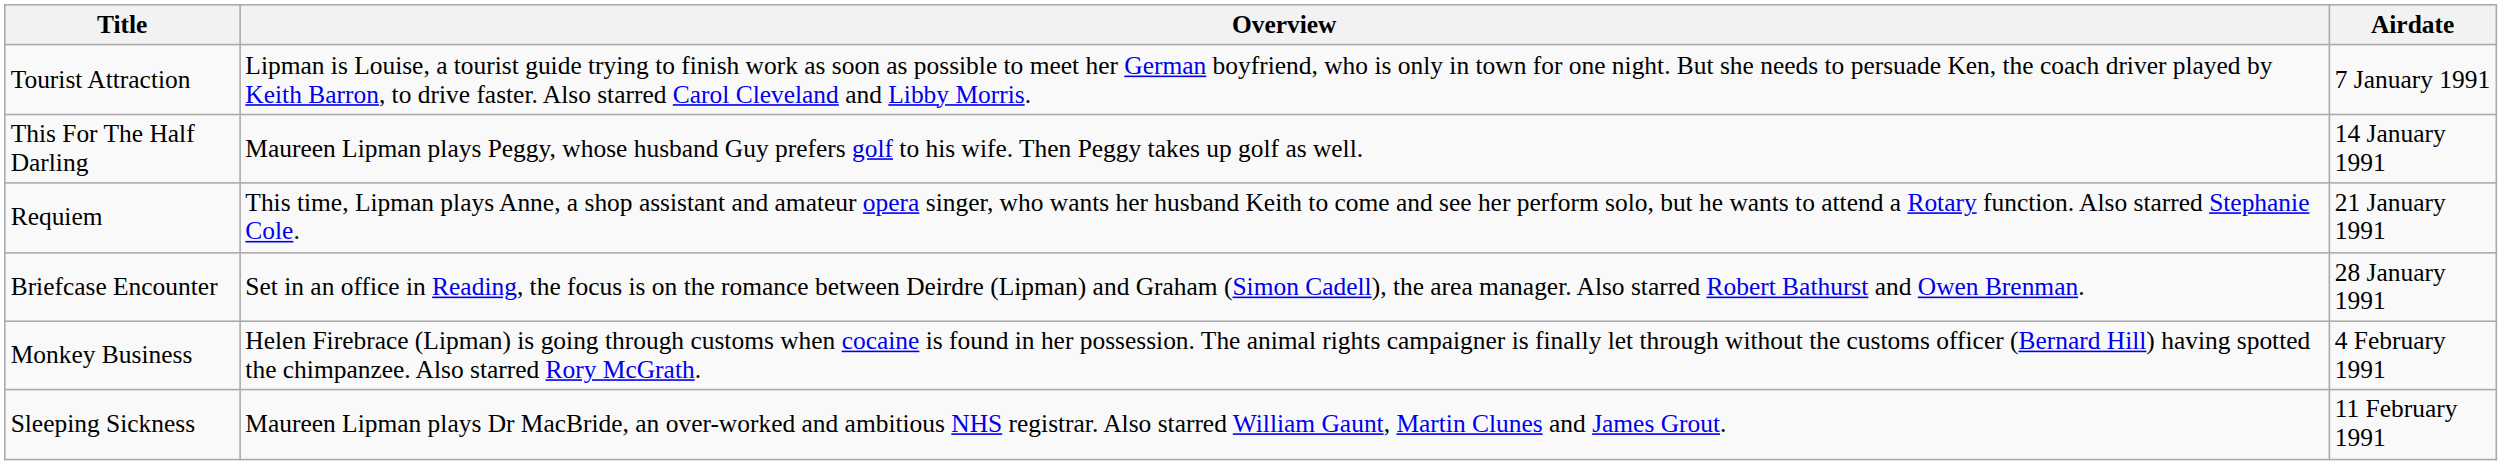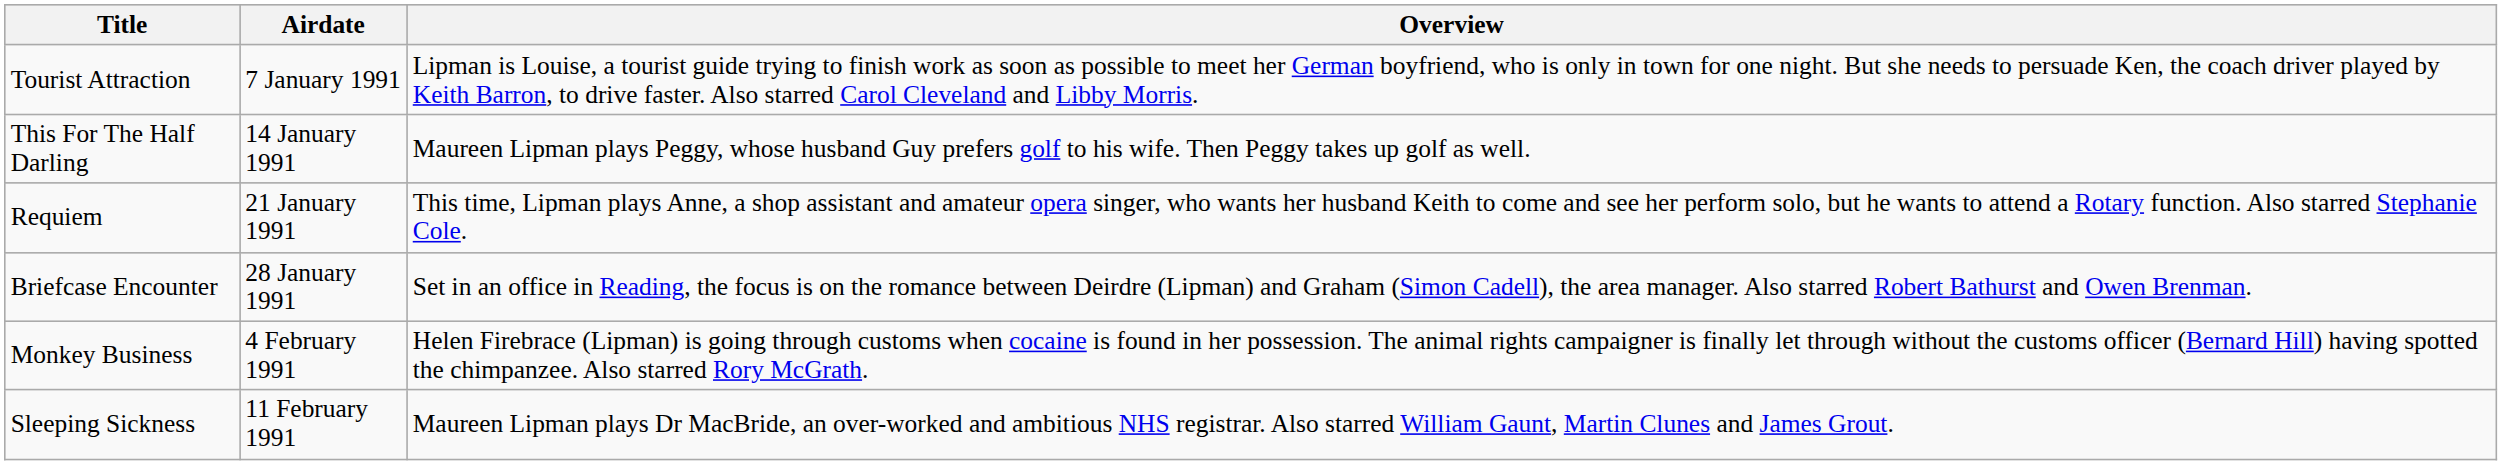columns swapped: (2413, 24) <-> (1284, 24)
